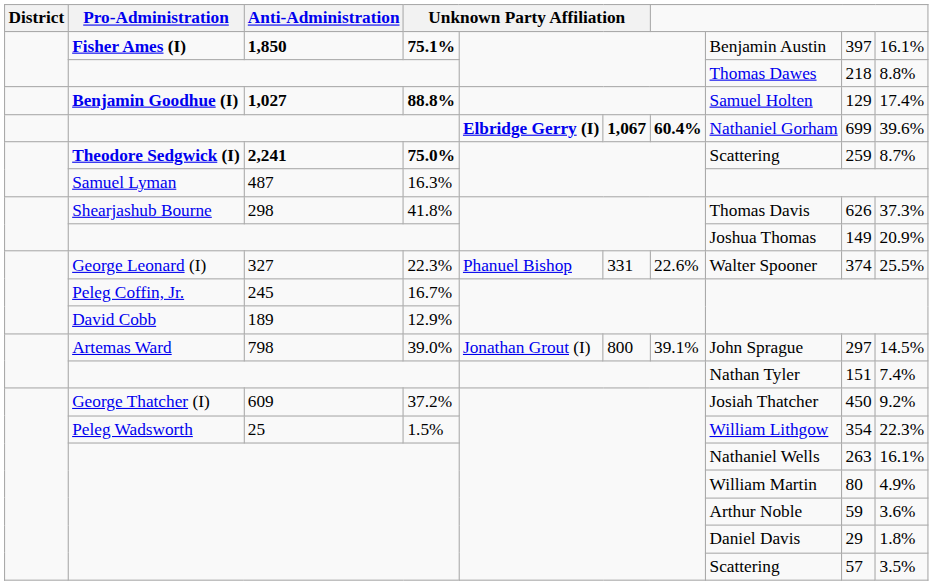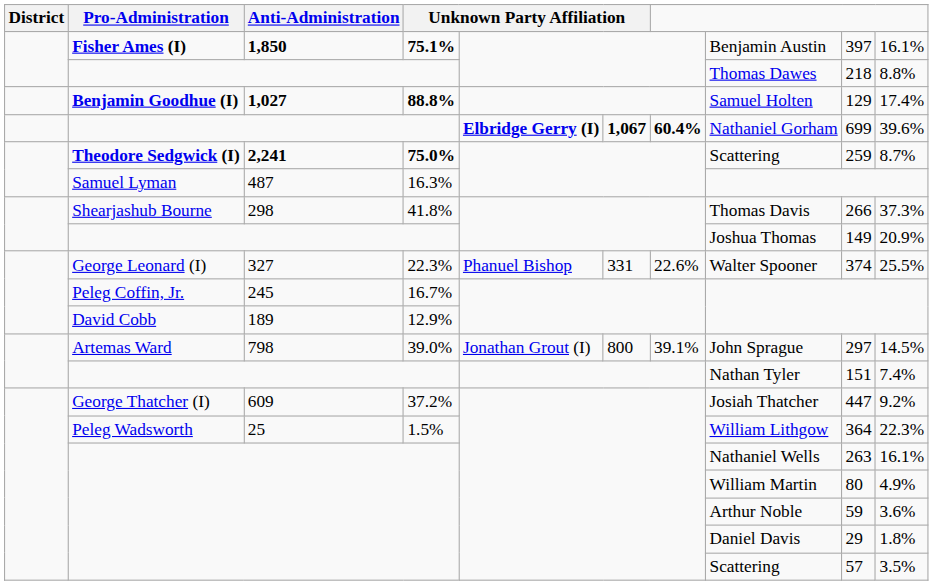(859, 210) 626 -> (859, 210) 266
(859, 401) 450 -> (859, 401) 447
(859, 429) 354 -> (859, 429) 364
